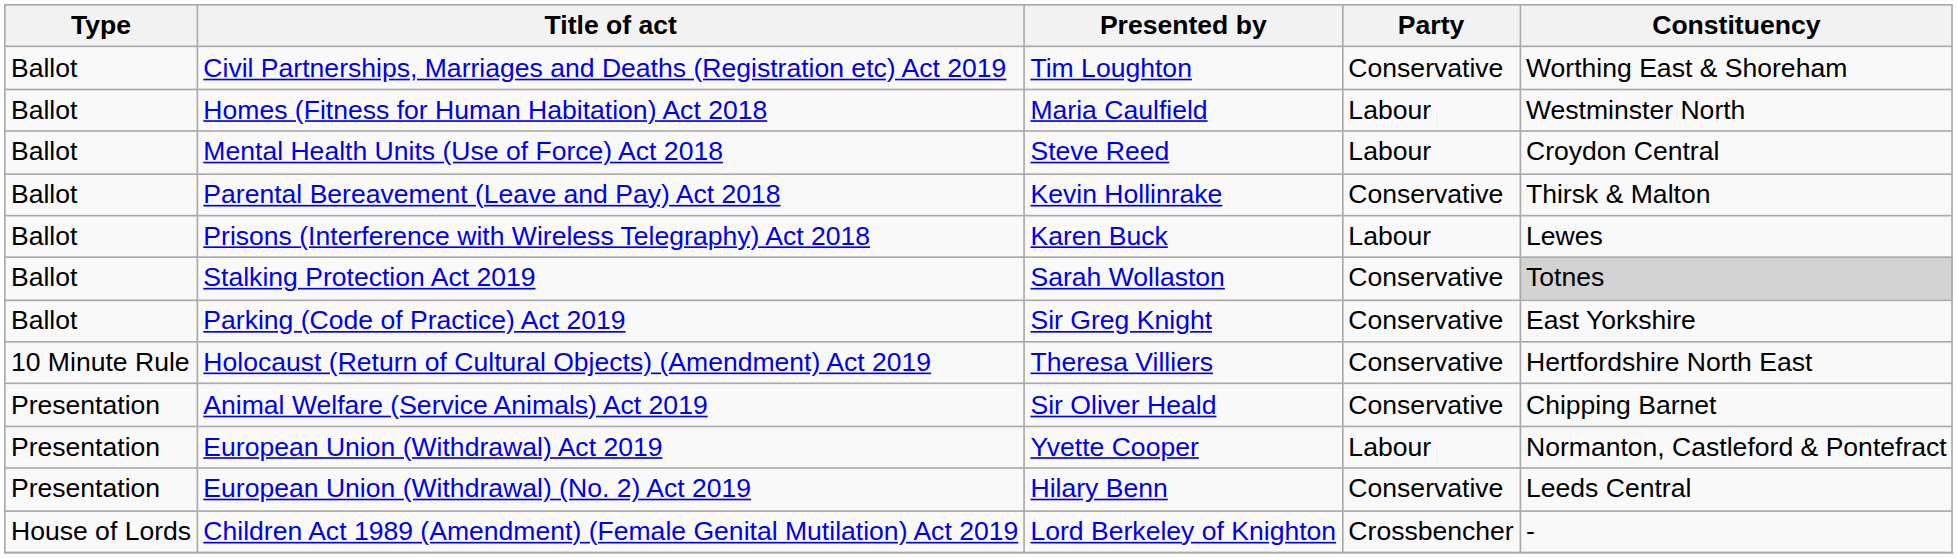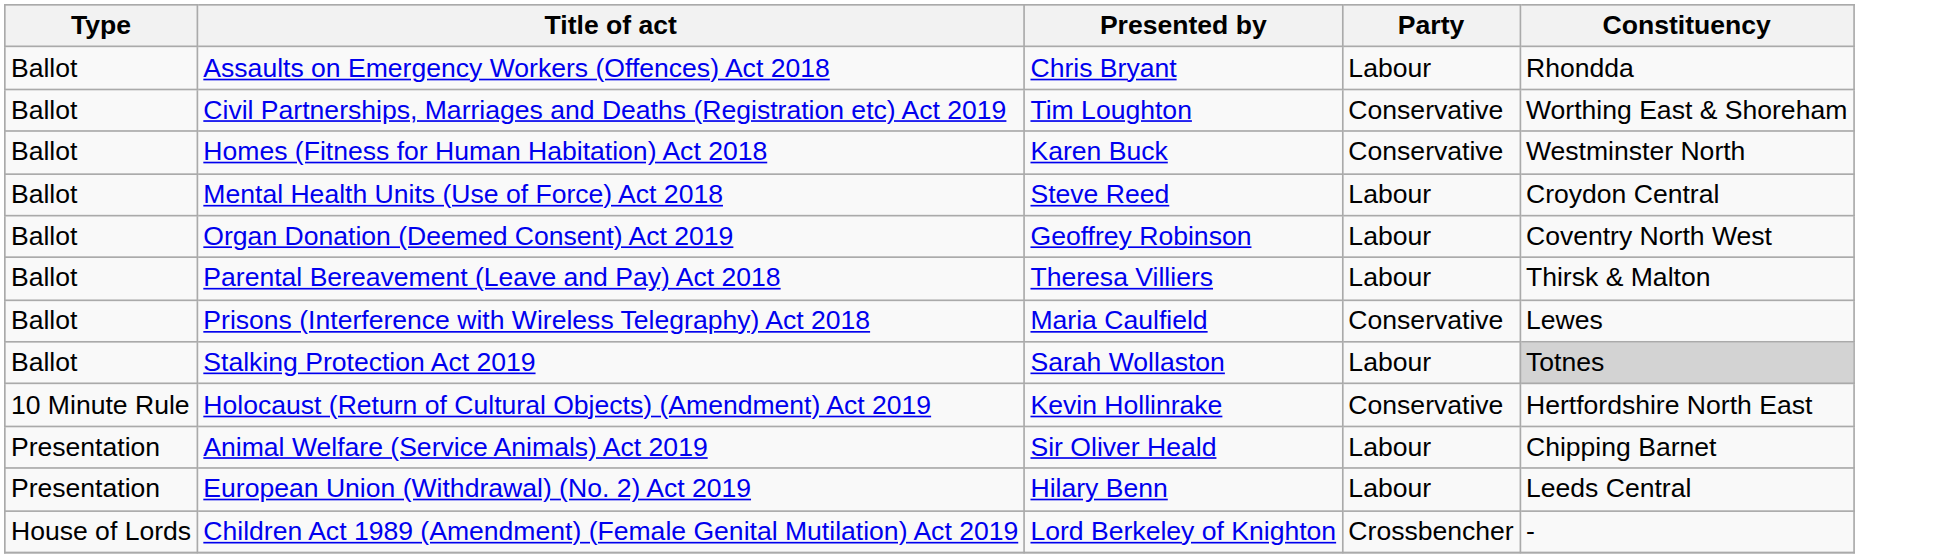+ row: (517, 67)
(1119, 109) Maria Caulfield -> (1099, 151) Karen Buck
(1390, 109) Labour -> (1426, 151) Conservative
+ row: (468, 236)
(1126, 194) Kevin Hollinrake -> (1122, 278) Theresa Villiers
(1426, 194) Conservative -> (1390, 278) Labour
(1099, 236) Karen Buck -> (1119, 320) Maria Caulfield
(1390, 236) Labour -> (1426, 320) Conservative
(1426, 278) Conservative -> (1390, 362) Labour
- row: (414, 320)
(1122, 362) Theresa Villiers -> (1126, 404) Kevin Hollinrake
(1426, 404) Conservative -> (1390, 446) Labour
- row: (433, 446)
(1426, 488) Conservative -> (1390, 488) Labour
